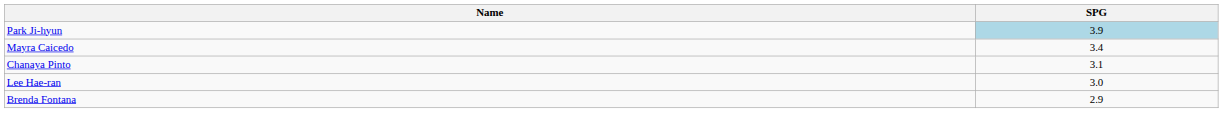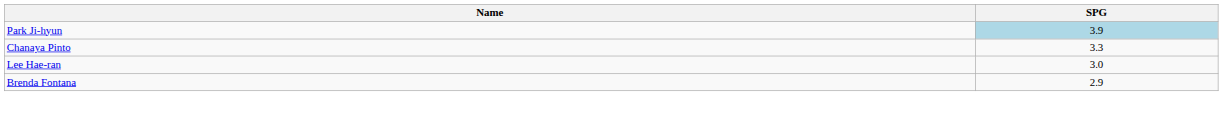- row: (40, 47)
(1097, 64) 3.1 -> (1097, 47) 3.3
